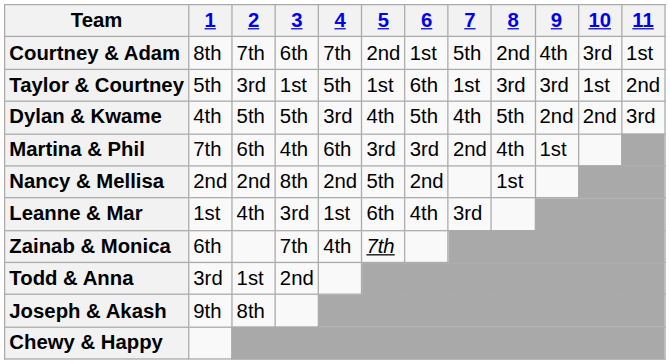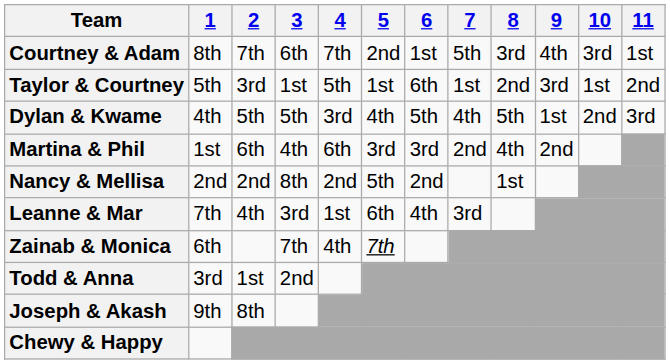(513, 52) 2nd -> (511, 52) 3rd
(511, 85) 3rd -> (513, 85) 2nd
(556, 117) 2nd -> (553, 117) 1st
(207, 149) 7th -> (207, 149) 1st
(553, 149) 1st -> (556, 149) 2nd
(207, 213) 1st -> (207, 213) 7th
